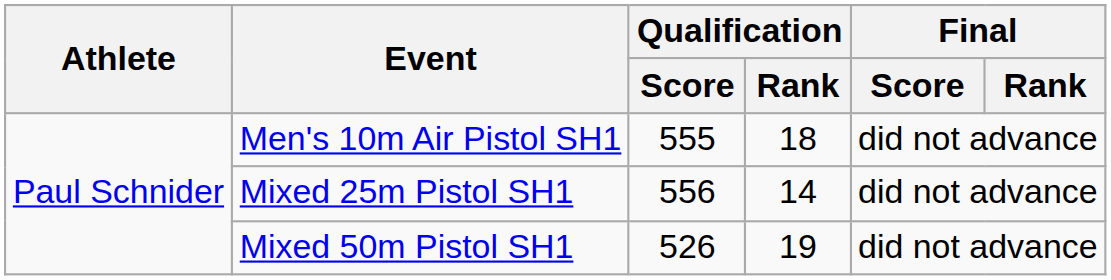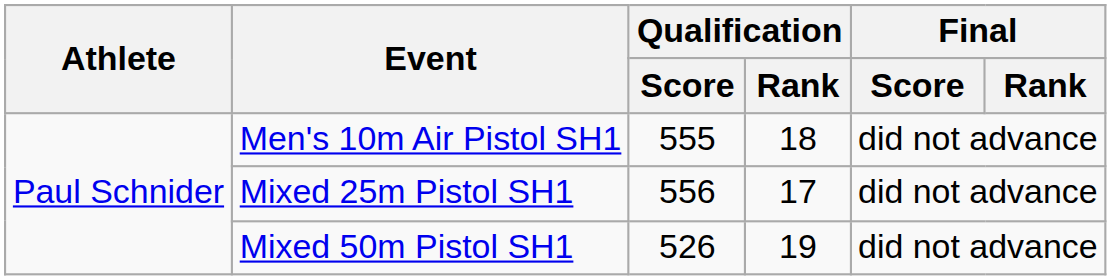(798, 192) 14 -> (798, 192) 17
